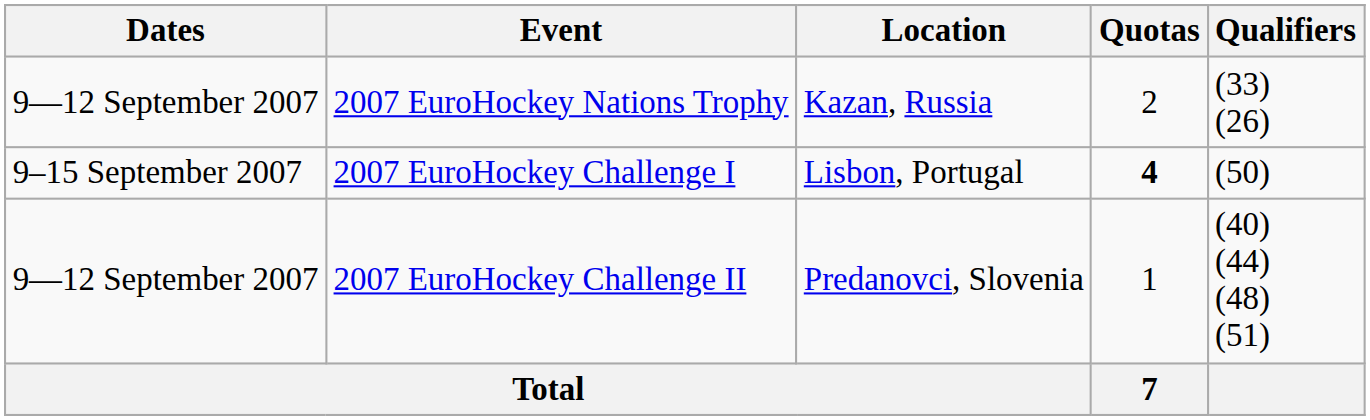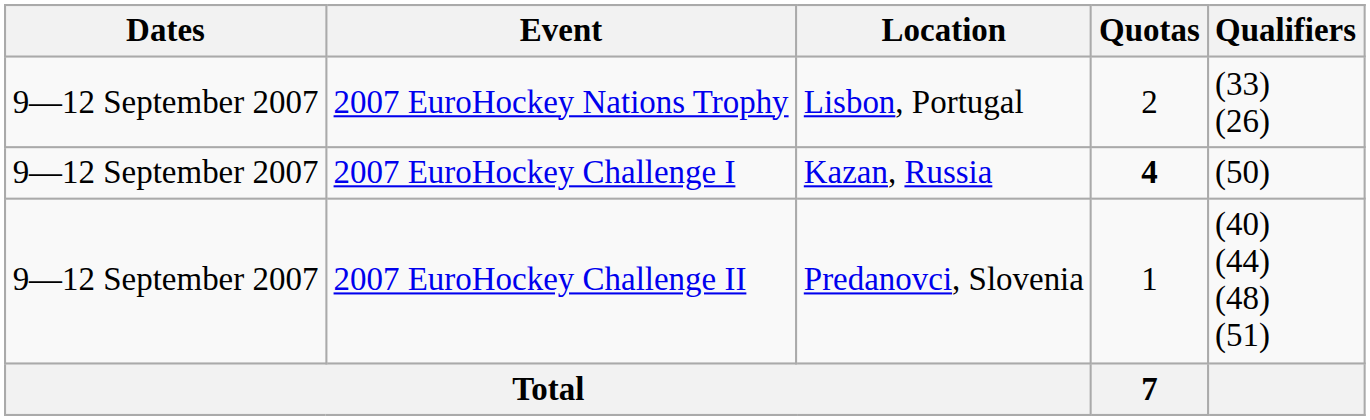(898, 101) Kazan, Russia -> (914, 101) Lisbon, Portugal
(157, 172) 9–15 September 2007 -> (166, 172) 9—12 September 2007
(914, 172) Lisbon, Portugal -> (898, 172) Kazan, Russia
